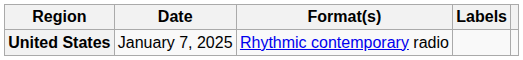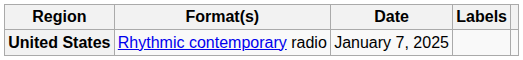columns swapped: (175, 17) <-> (344, 17)
